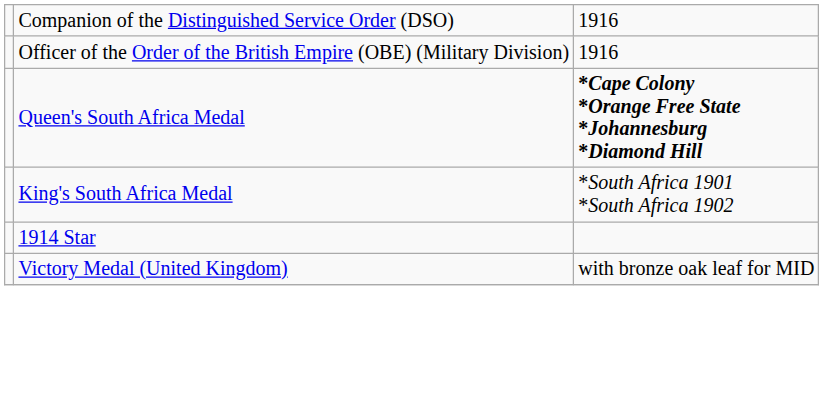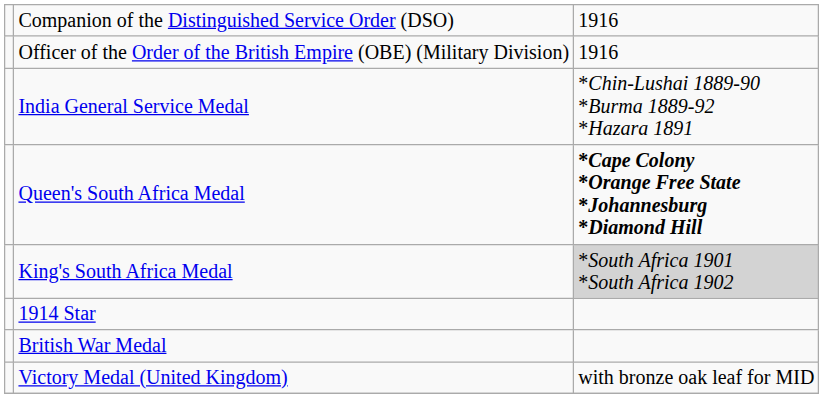+ row: (134, 106)
(656, 194) no background -> (656, 270) lightgrey background
+ row: (92, 345)
